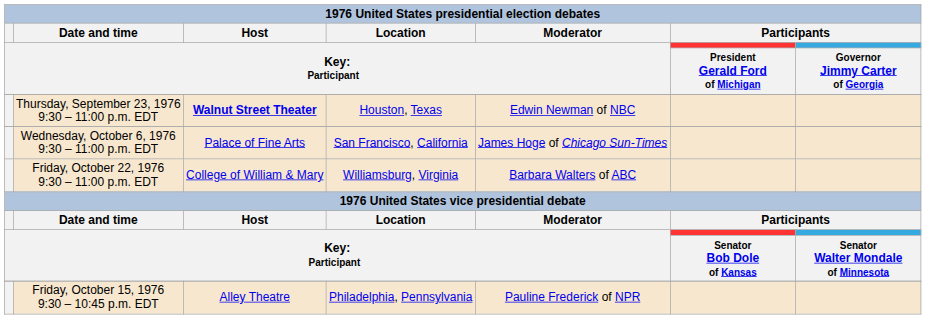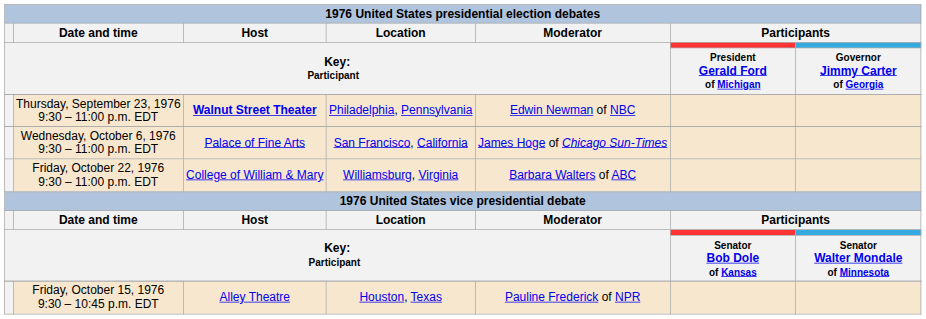(401, 110) Houston, Texas -> (401, 110) Philadelphia, Pennsylvania
(401, 297) Philadelphia, Pennsylvania -> (401, 297) Houston, Texas
